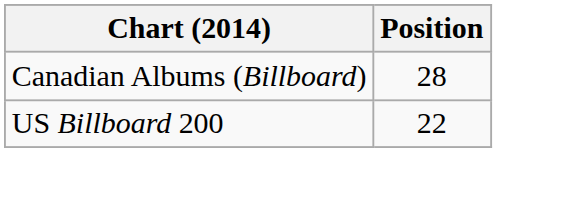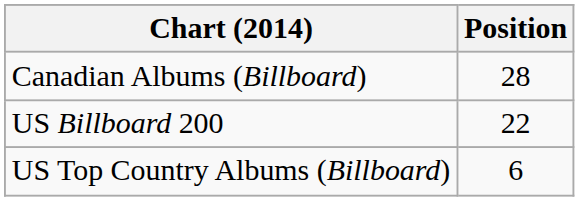+ row: (231, 170)
